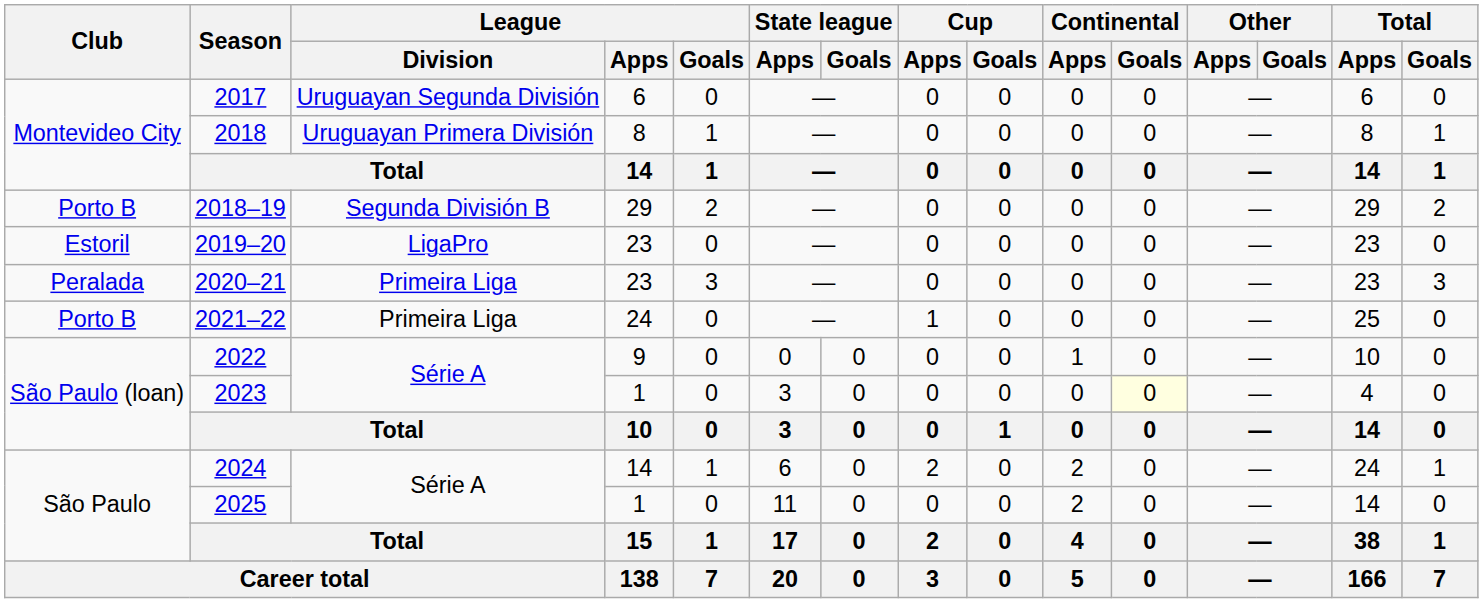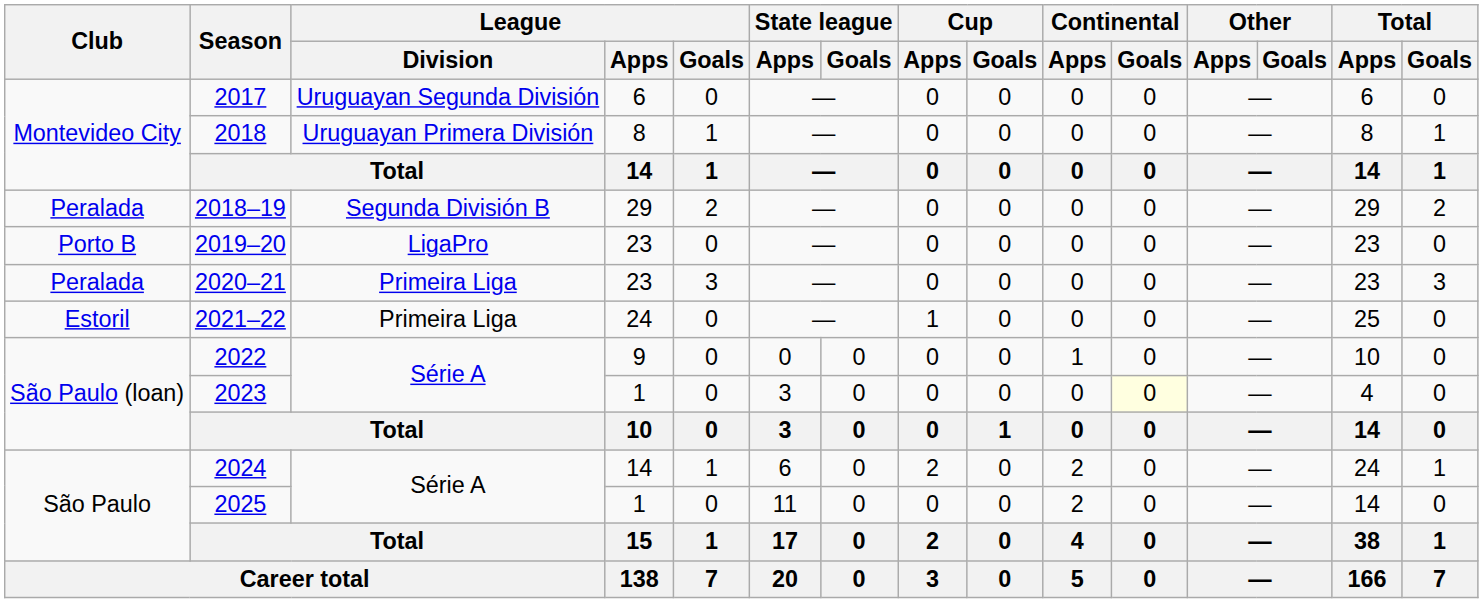(97, 208) Porto B -> (97, 208) Peralada
(97, 245) Estoril -> (97, 245) Porto B
(97, 319) Porto B -> (97, 319) Estoril
